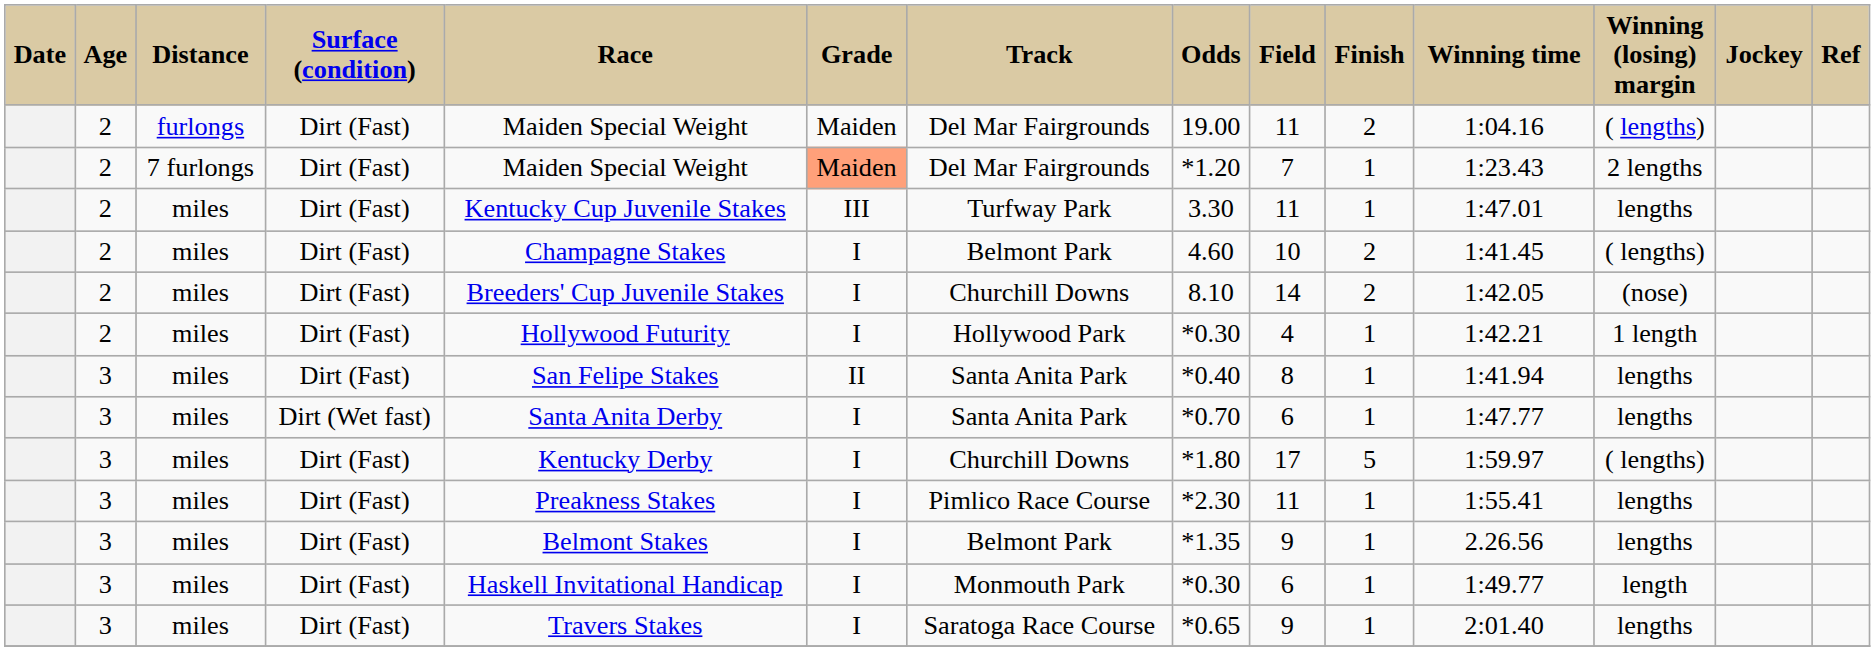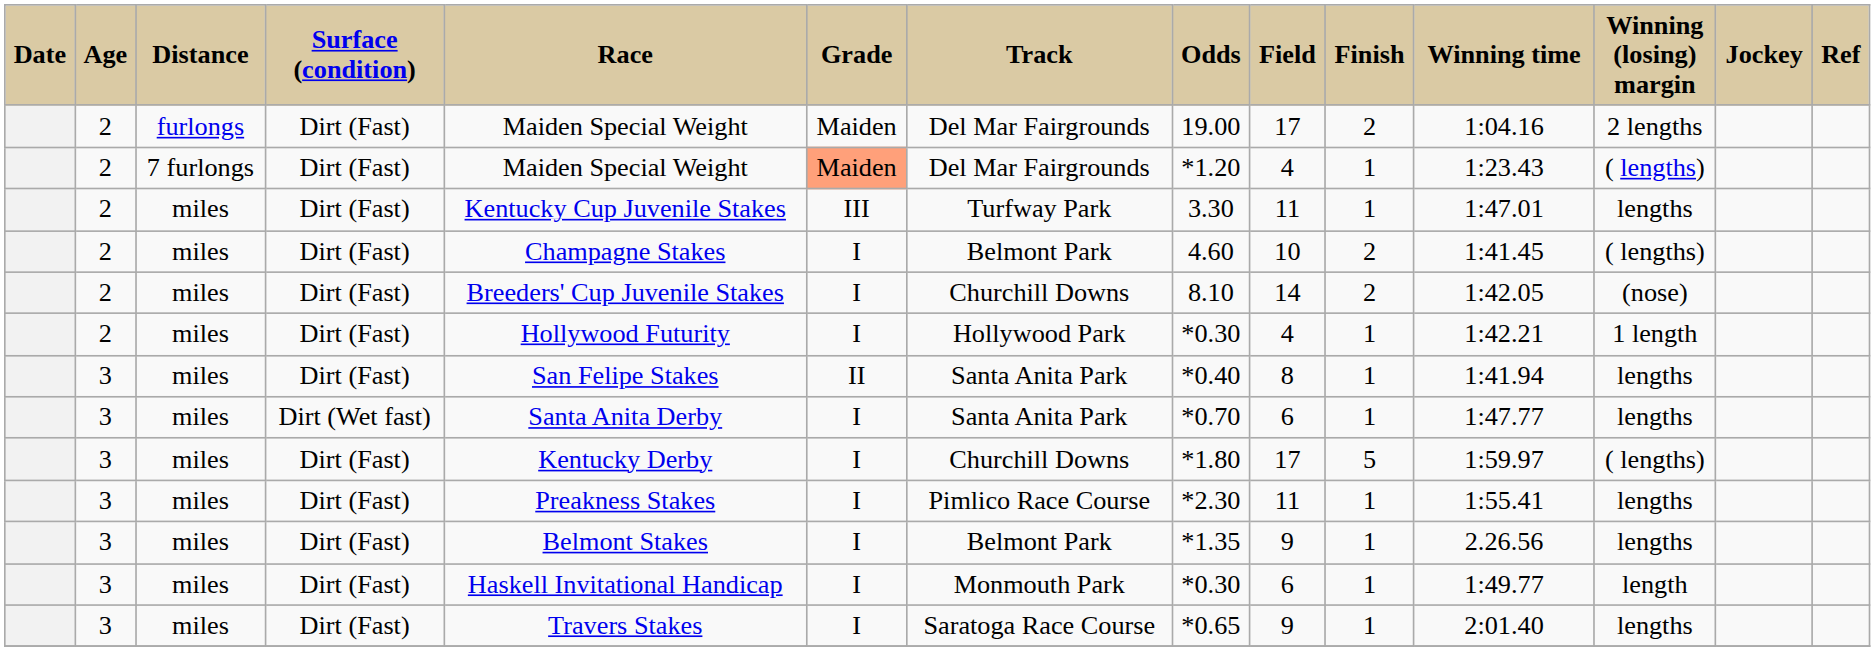(1287, 125) 11 -> (1287, 125) 17
(1655, 125) ( lengths) -> (1655, 125) 2 lengths
(1287, 167) 7 -> (1287, 167) 4
(1655, 167) 2 lengths -> (1655, 167) ( lengths)
